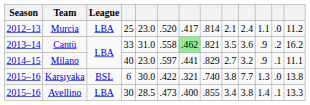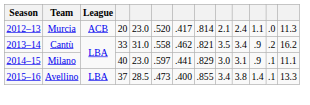(104, 28) LBA -> (98, 28) ACB
(129, 28) 25 -> (123, 28) 20
(294, 28) 11.2 -> (288, 28) 11.3
(190, 44) lightgreen background -> (184, 44) no background
(247, 44) 3.6 -> (241, 44) 3.4
(230, 60) 2.7 -> (224, 60) 3.0
(247, 60) 3.2 -> (241, 60) 3.1
- row: (65, 76)
(129, 92) 30 -> (123, 76) 37
